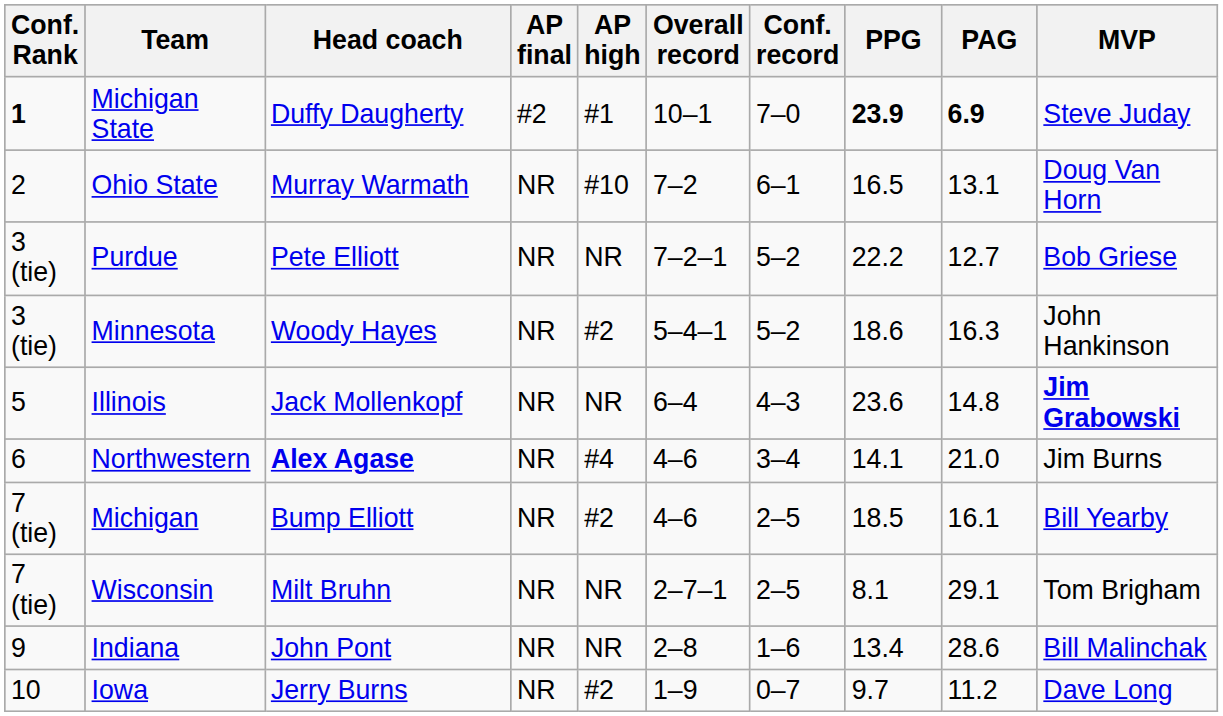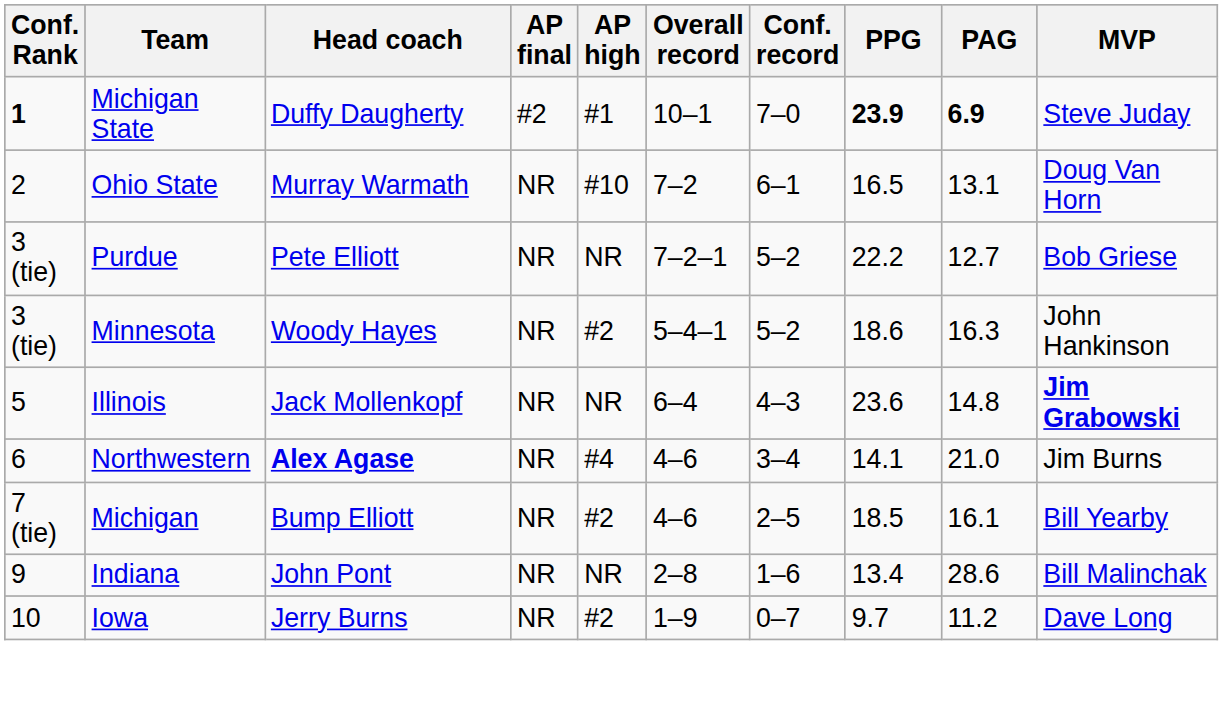- row: (152, 590)
